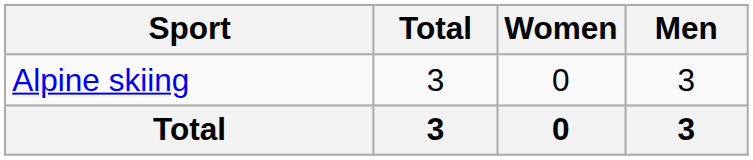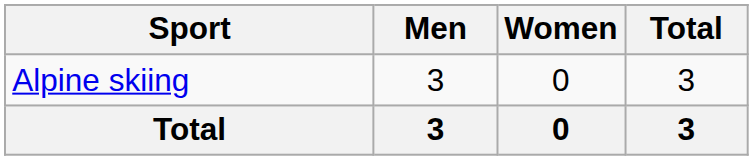columns swapped: (686, 29) <-> (436, 29)
